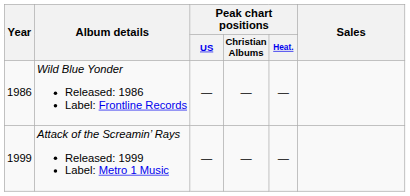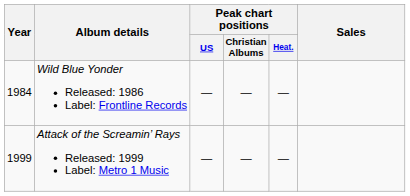(19, 93) 1986 -> (19, 93) 1984
